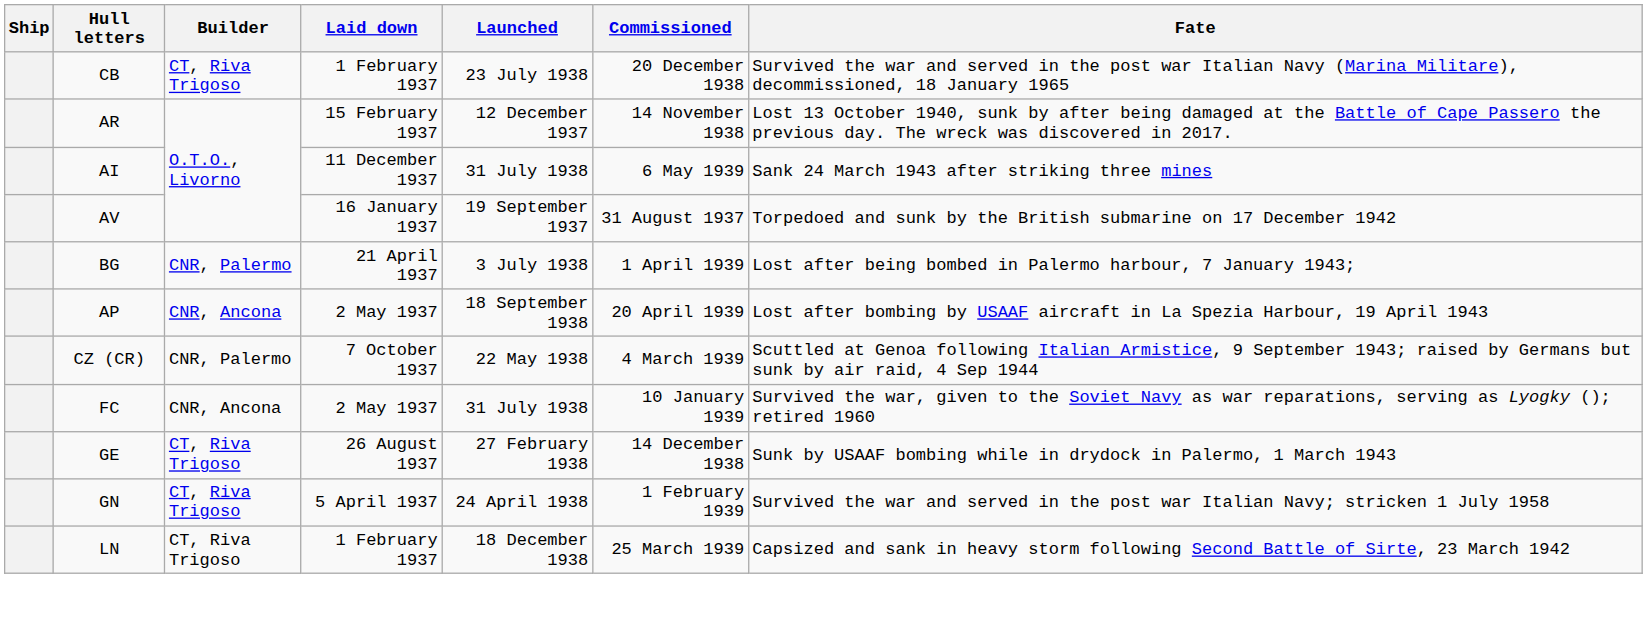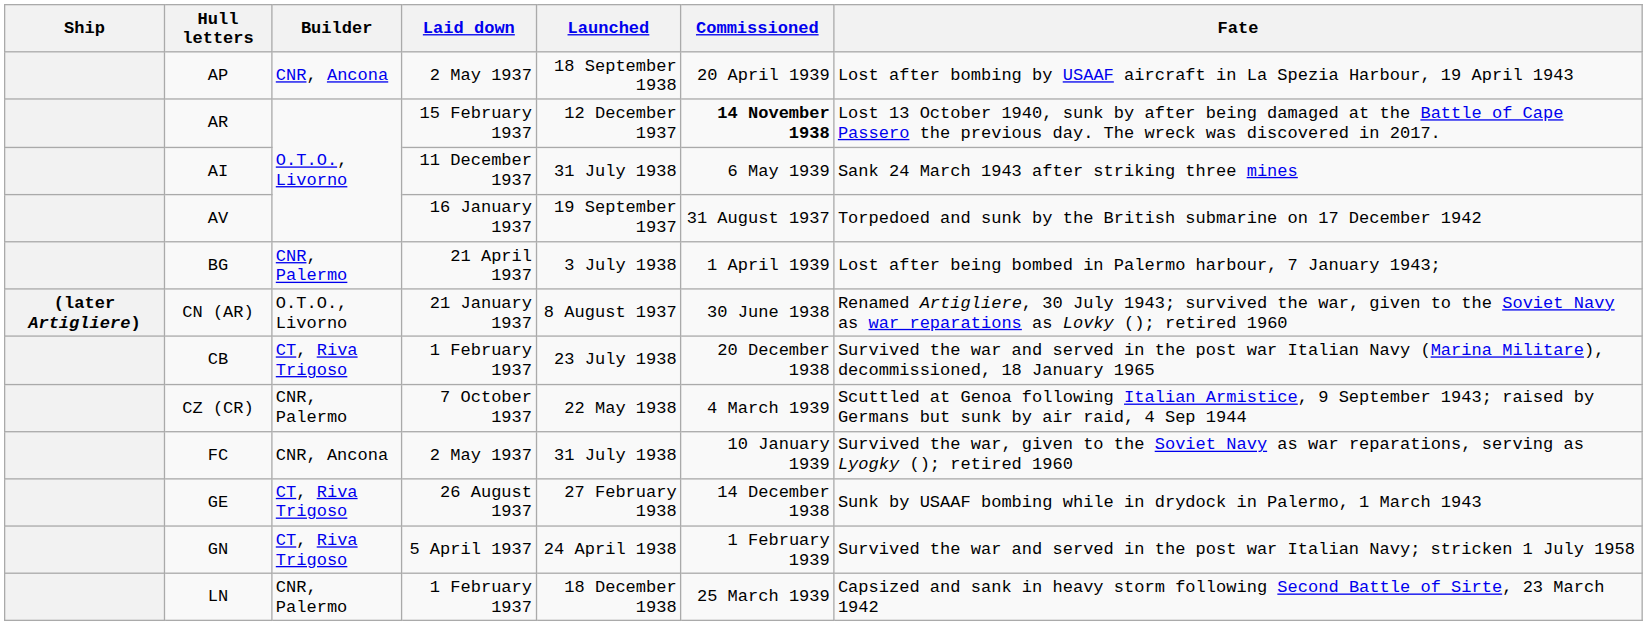rows swapped: (109, 313) <-> (109, 76)
(688, 123) normal -> (774, 123) bold
+ row: (218, 313)
(210, 550) CT, Riva Trigoso -> (312, 597) CNR, Palermo
